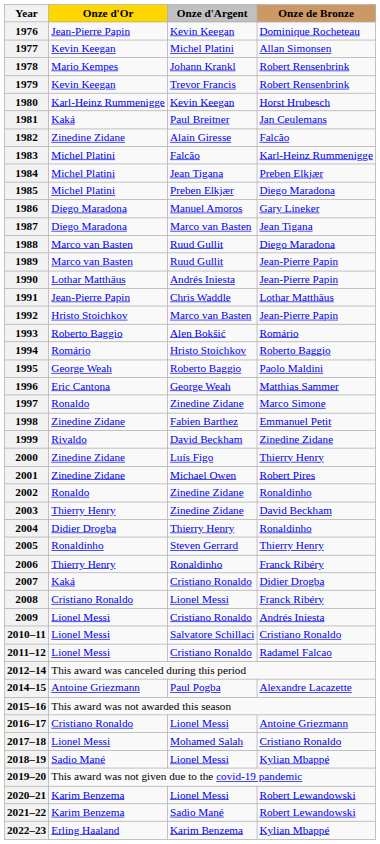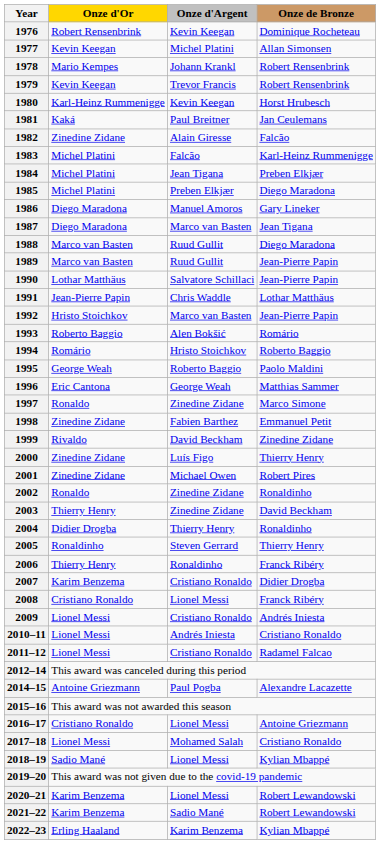(91, 31) Jean-Pierre Papin -> (96, 31) Robert Rensenbrink
(202, 279) Andrés Iniesta -> (212, 279) Salvatore Schillaci
(63, 581) Kaká -> (88, 581) Karim Benzema
(212, 635) Salvatore Schillaci -> (202, 635) Andrés Iniesta
